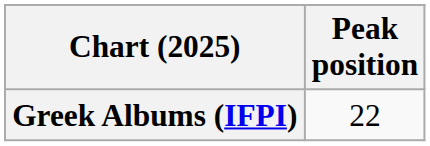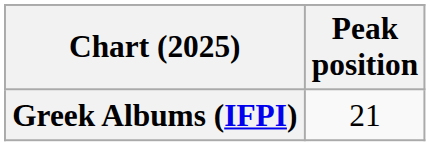(365, 114) 22 -> (365, 114) 21
